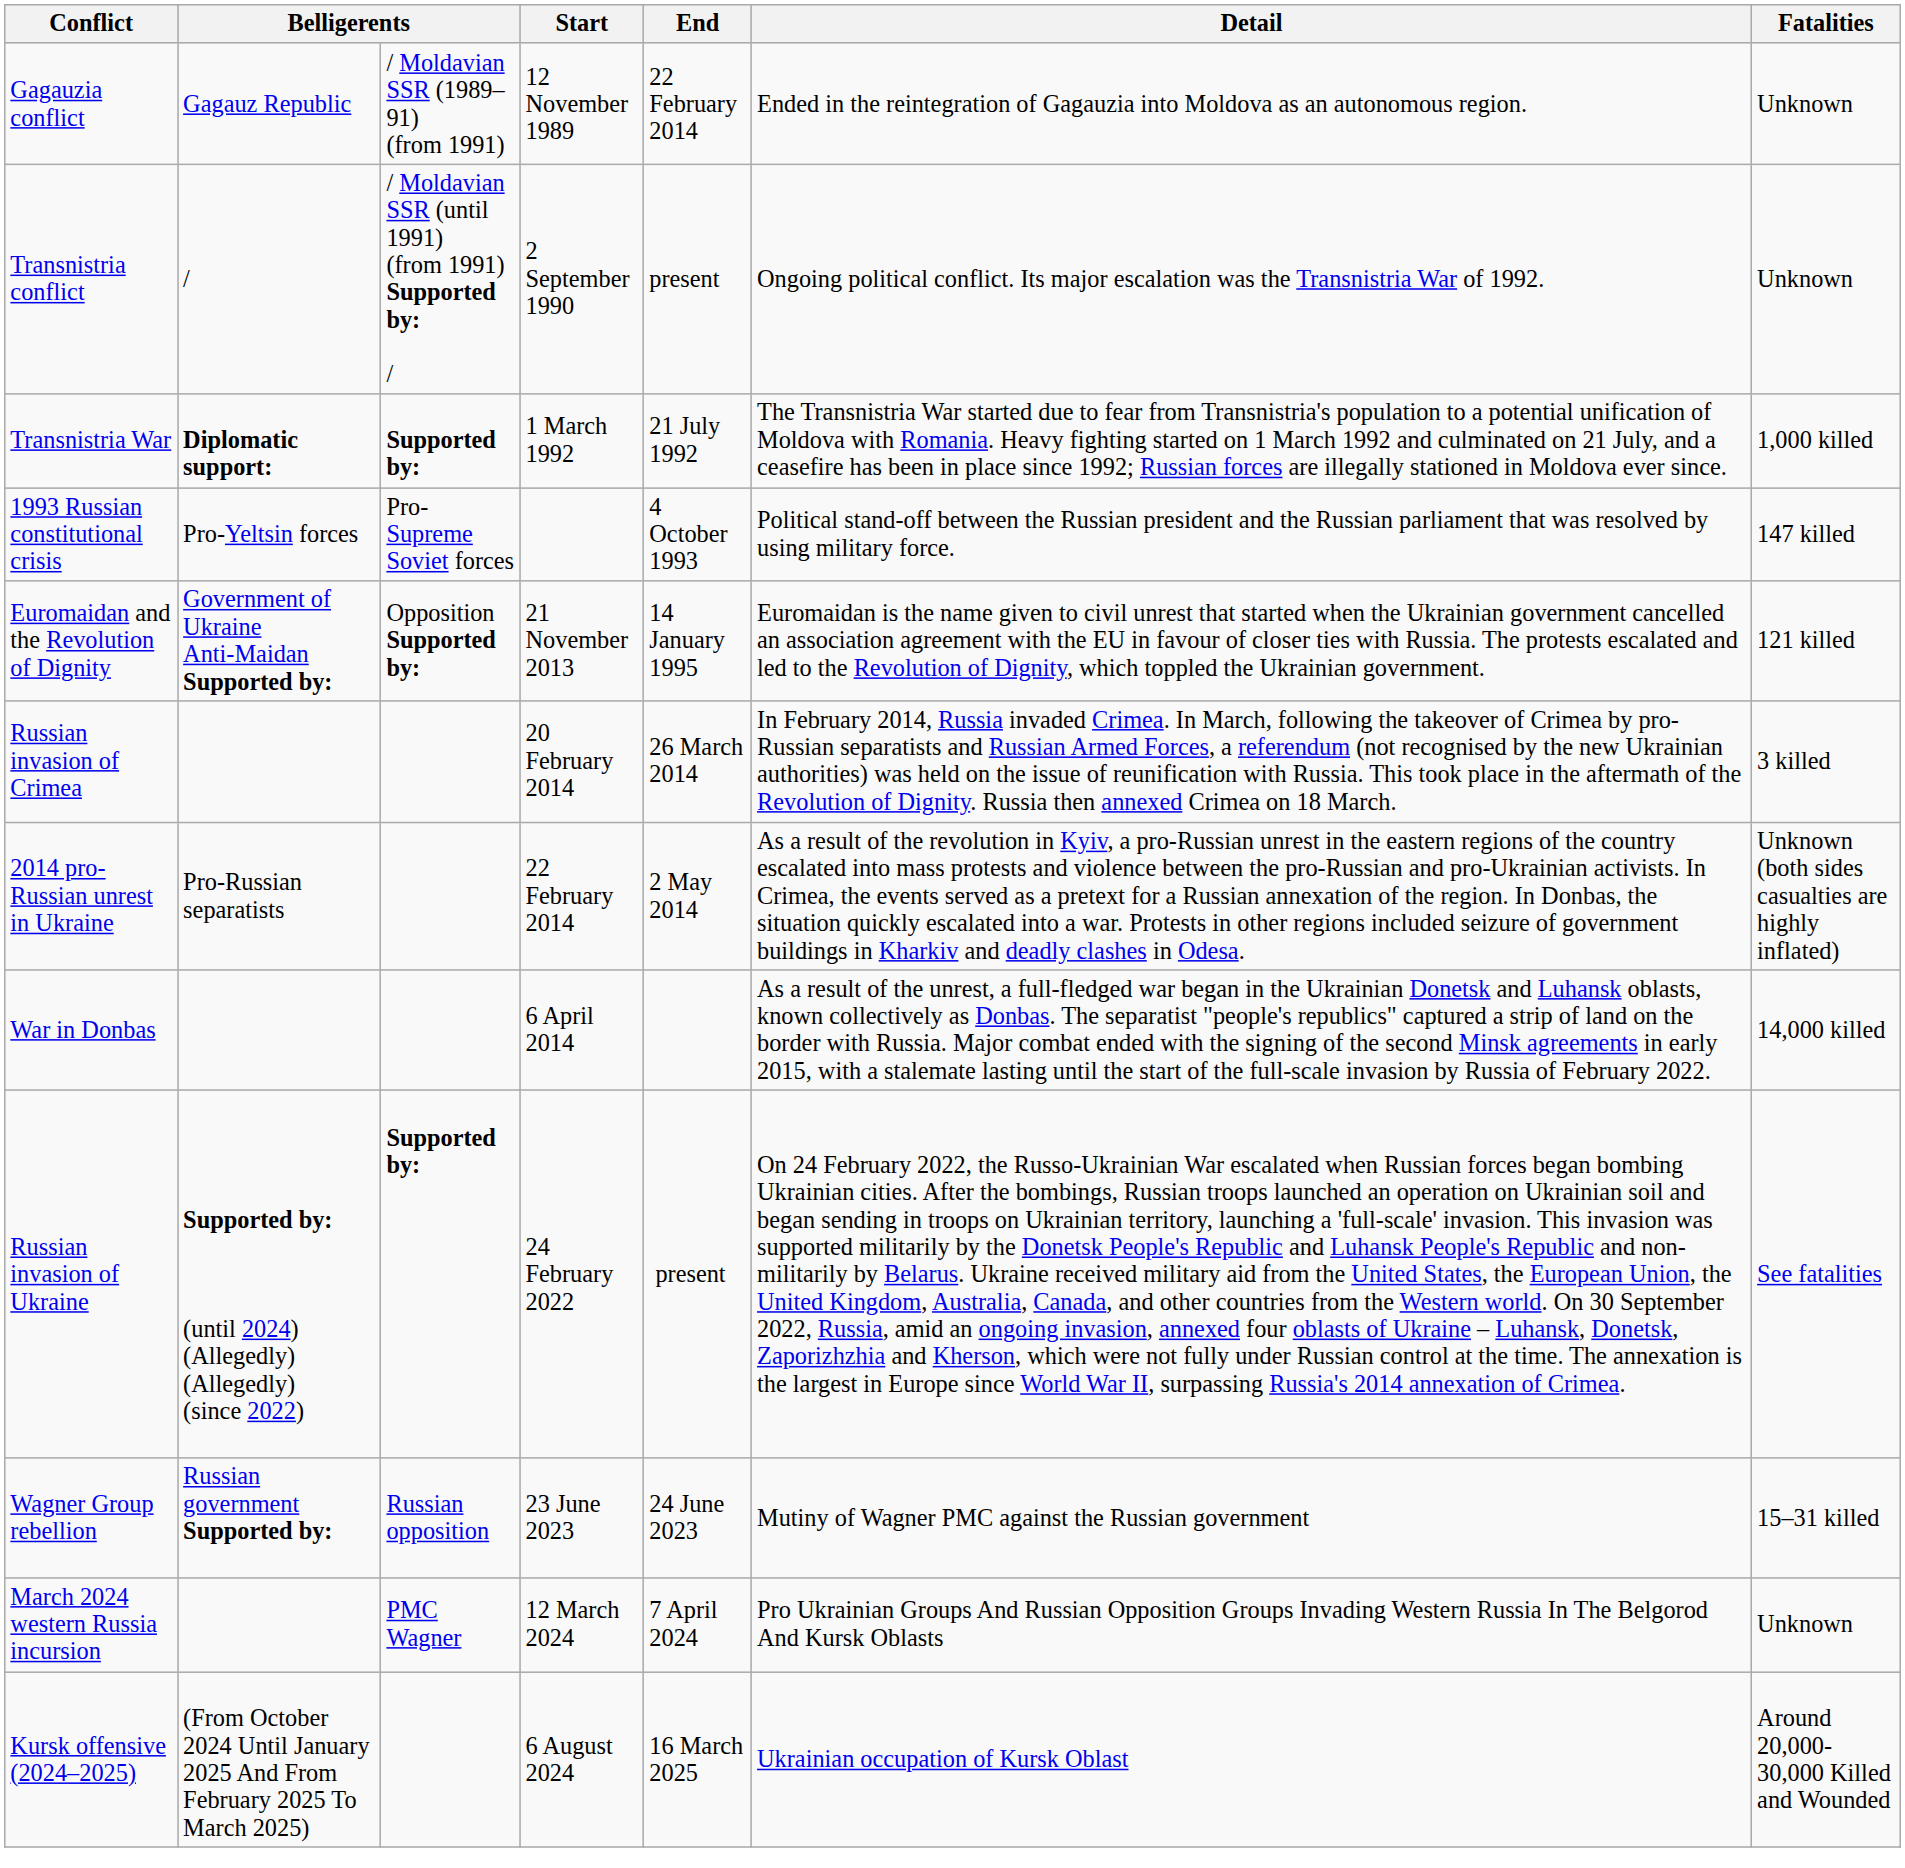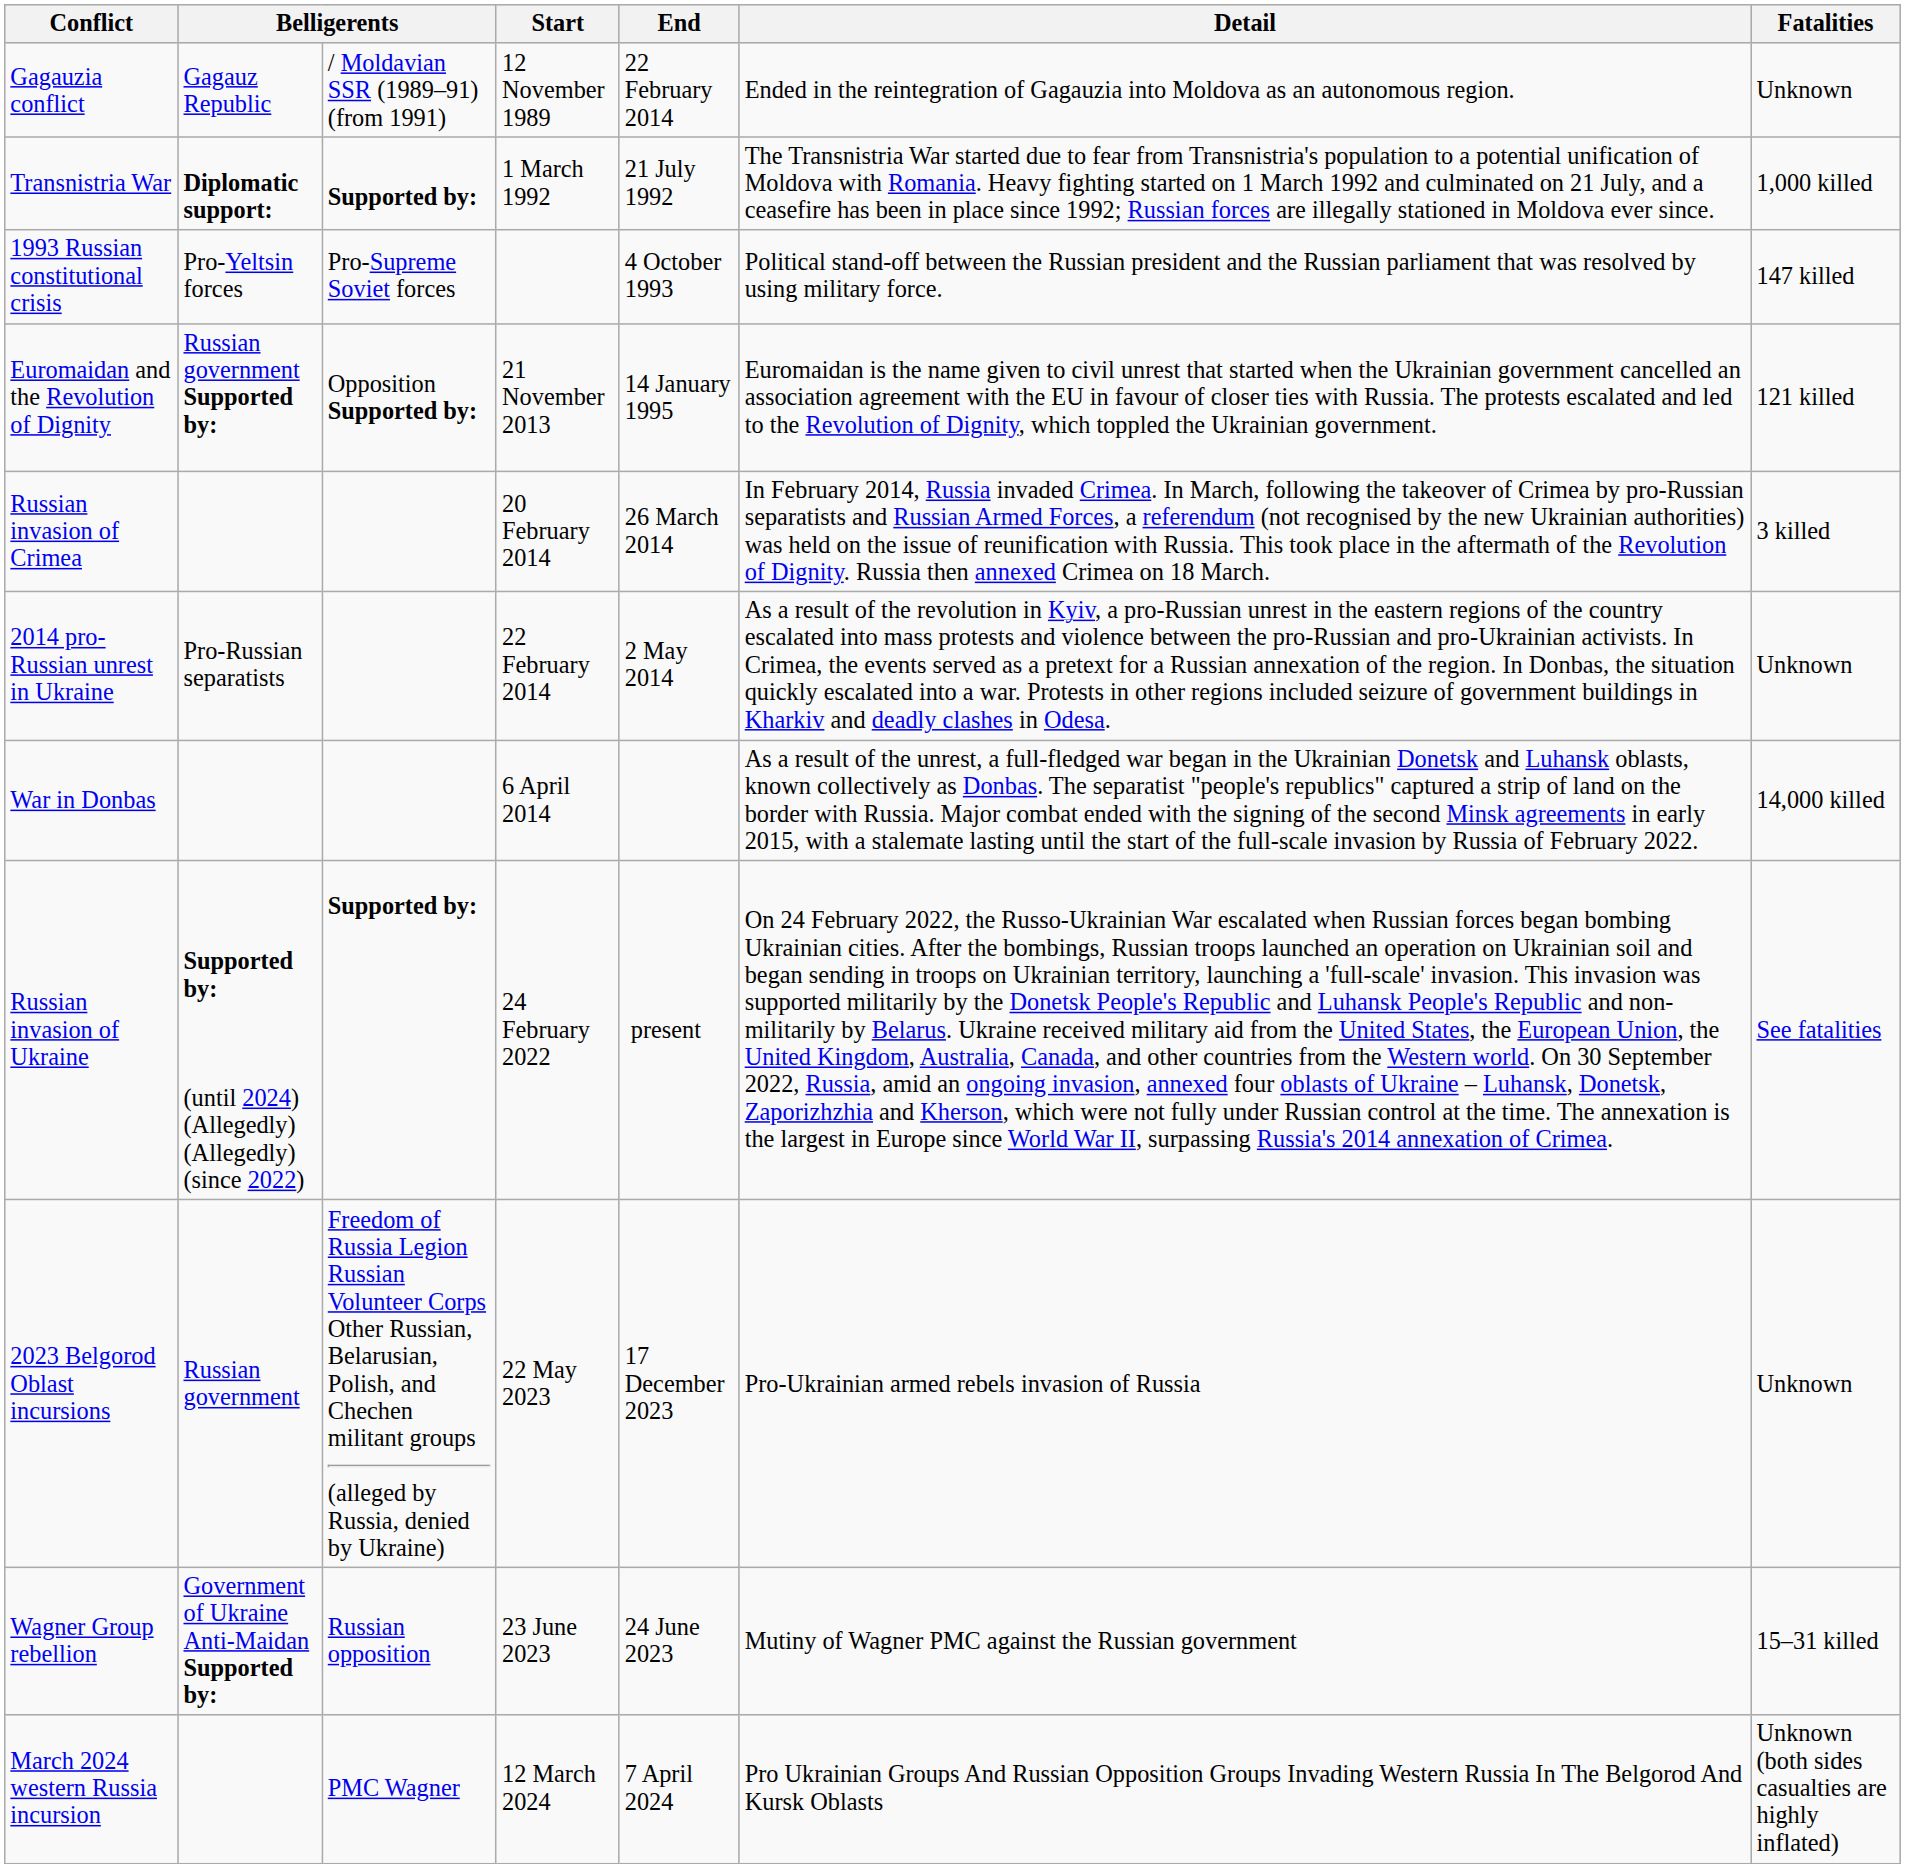- row: (68, 278)
(258, 640) Government of Ukraine Anti-Maidan Supported by: -> (242, 383) Russian government Supported by:
(1822, 895) Unknown (both sides casualties are highly inflated) -> (1804, 665) Unknown
+ row: (83, 1383)
(258, 1503) Russian government Supported by: -> (246, 1640) Government of Ukraine Anti-Maidan Supported by:
(1805, 1624) Unknown -> (1822, 1788) Unknown (both sides casualties are highly inflated)
- row: (88, 1758)
